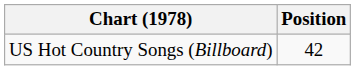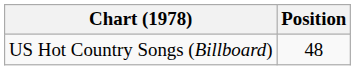(314, 49) 42 -> (314, 49) 48
